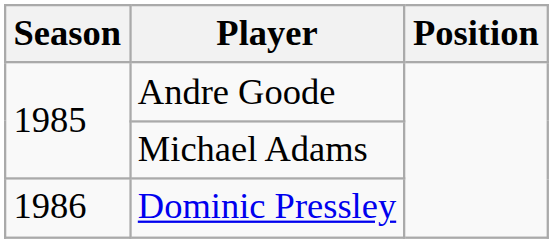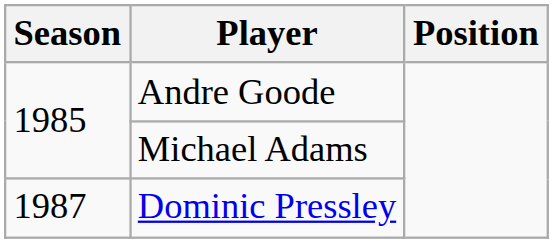(50, 206) 1986 -> (50, 206) 1987
